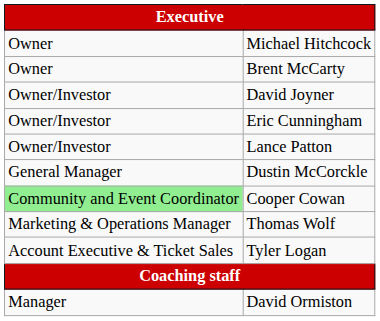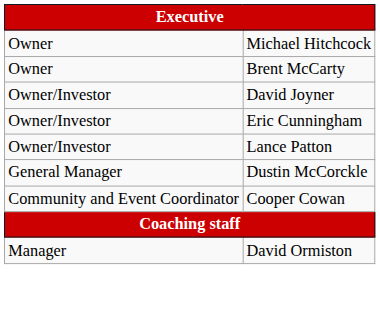(124, 198) lightgreen background -> (124, 198) no background
- row: (291, 224)
- row: (287, 250)
